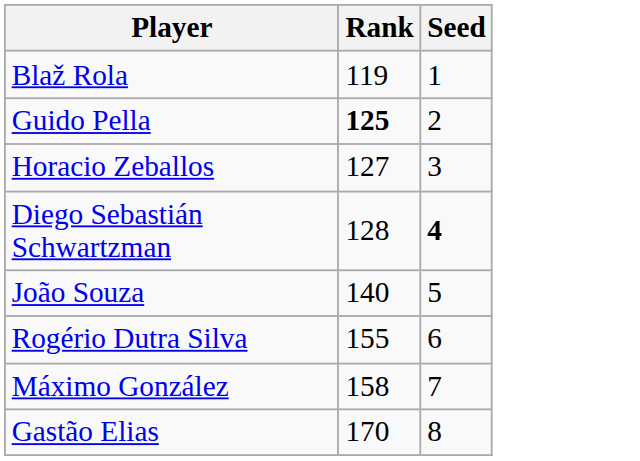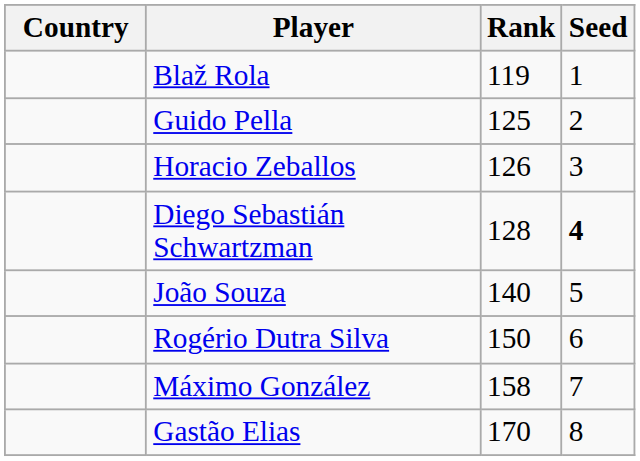+ column: (76, 27)
(367, 120) bold -> (509, 120) normal
(367, 167) 127 -> (509, 167) 126
(367, 339) 155 -> (509, 339) 150
